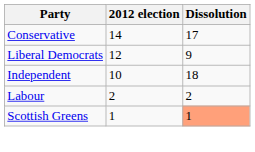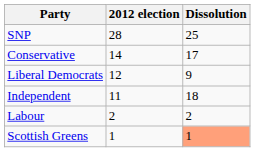+ row: (19, 34)
(115, 75) 10 -> (115, 95) 11
